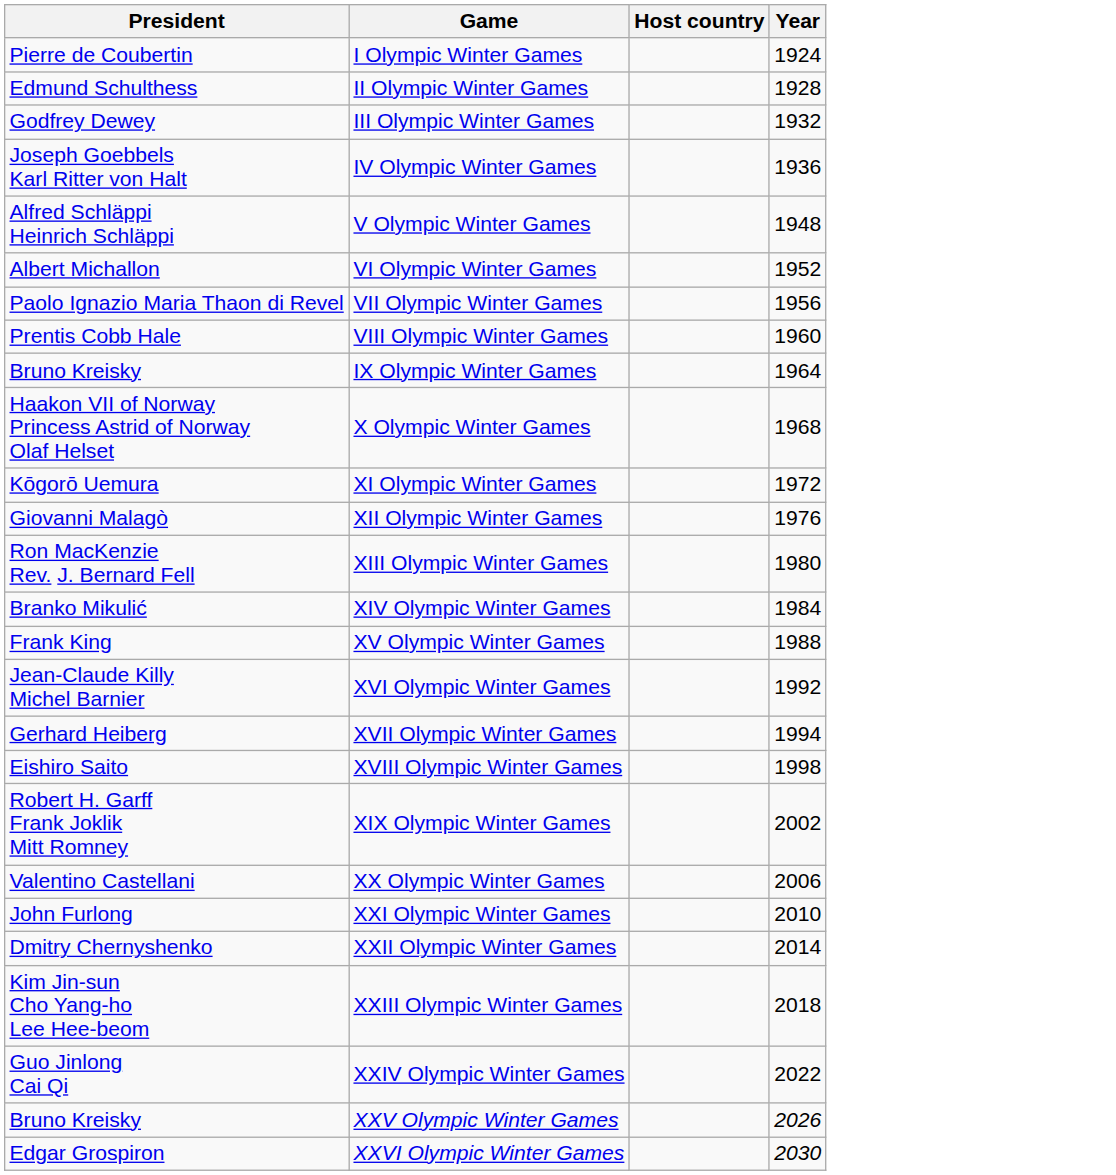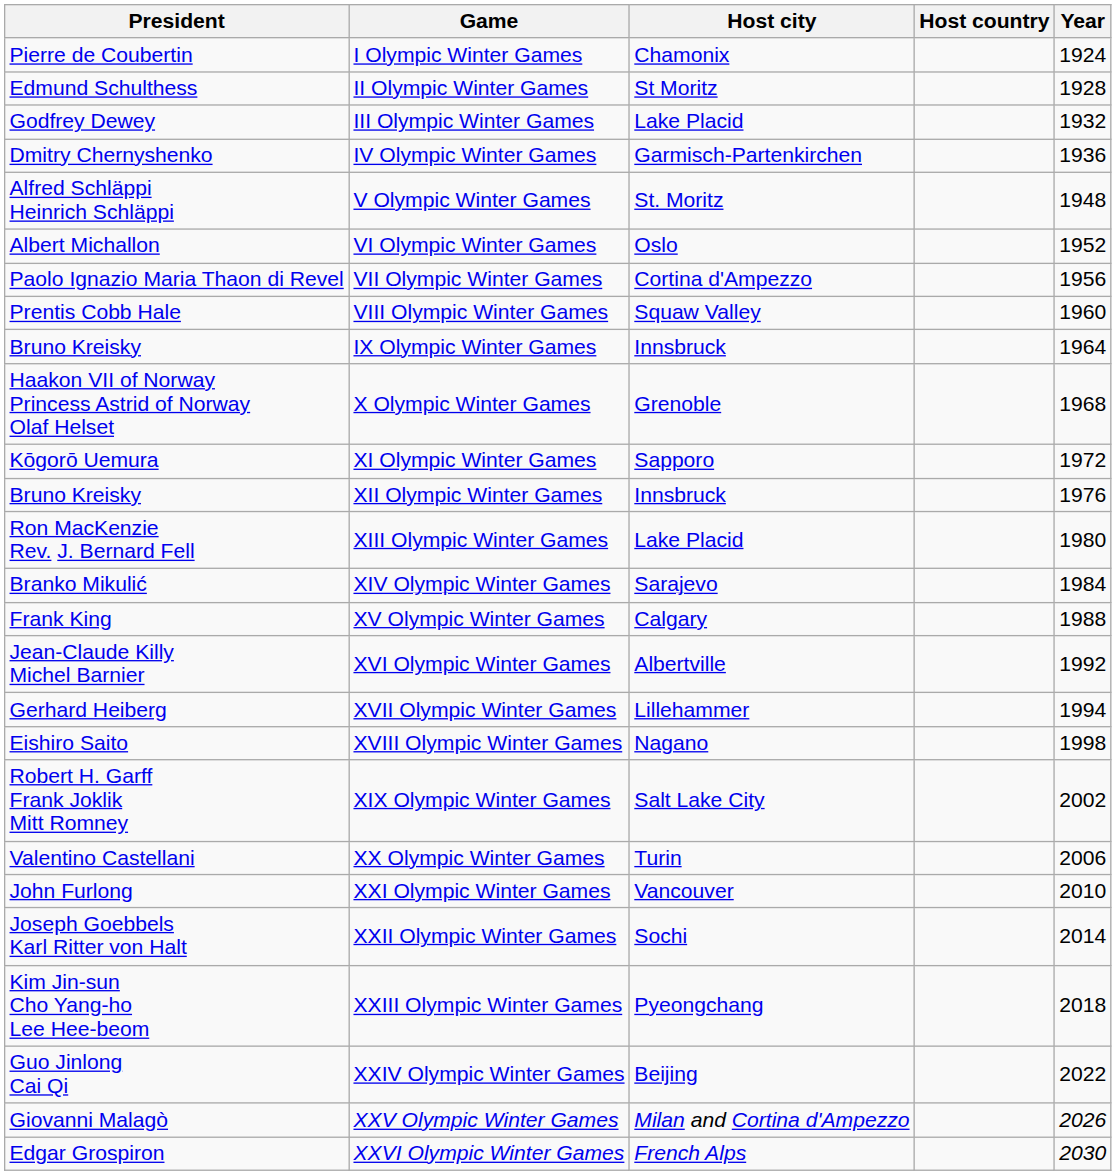+ column: (772, 21)
(98, 167) Joseph Goebbels Karl Ritter von Halt -> (111, 155) Dmitry Chernyshenko
(89, 518) Giovanni Malagò -> (75, 494) Bruno Kreisky
(111, 948) Dmitry Chernyshenko -> (98, 936) Joseph Goebbels Karl Ritter von Halt
(75, 1119) Bruno Kreisky -> (89, 1119) Giovanni Malagò
